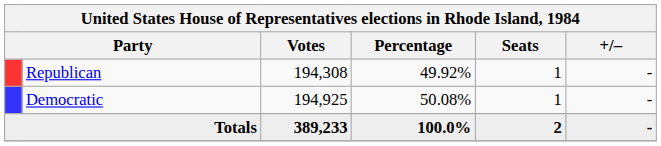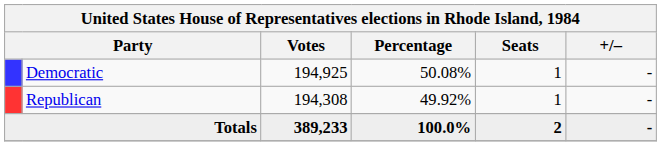rows swapped: (65, 100) <-> (64, 72)
